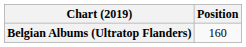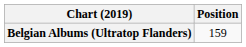(218, 33) 160 -> (218, 33) 159
